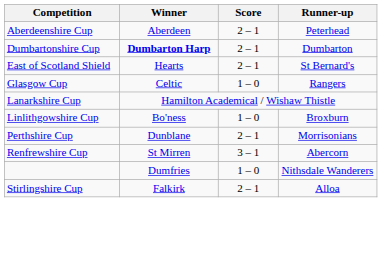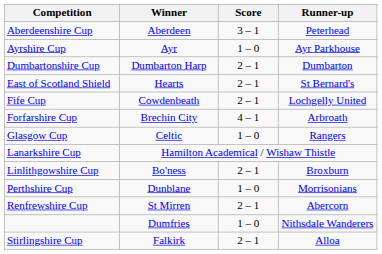(248, 30) 2 – 1 -> (248, 30) 3 – 1
+ row: (36, 48)
(169, 48) bold -> (169, 65) normal
+ row: (26, 100)
+ row: (42, 118)
(248, 118) 1 – 0 -> (248, 170) 2 – 1
(248, 135) 2 – 1 -> (248, 188) 1 – 0
(248, 153) 3 – 1 -> (248, 205) 2 – 1
